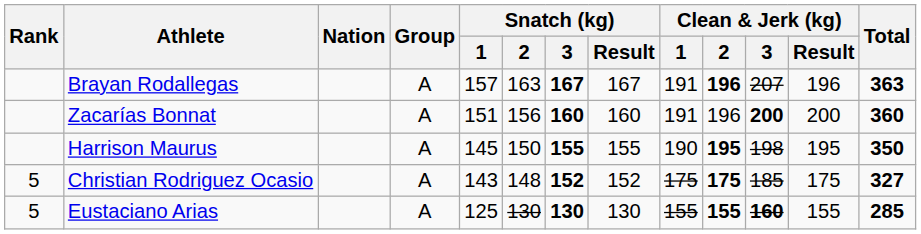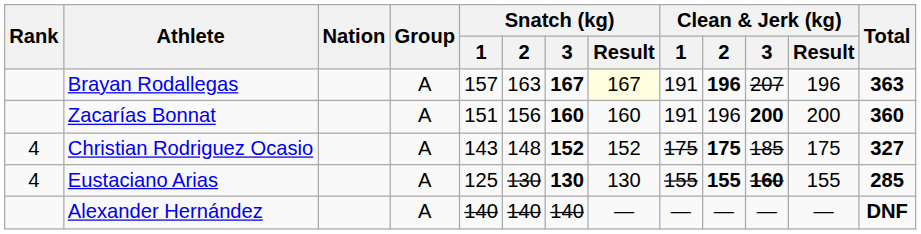(624, 84) no background -> (624, 84) lightyellow background
- row: (142, 148)
(34, 180) 5 -> (34, 148) 4
(34, 212) 5 -> (34, 180) 4
+ row: (165, 212)
